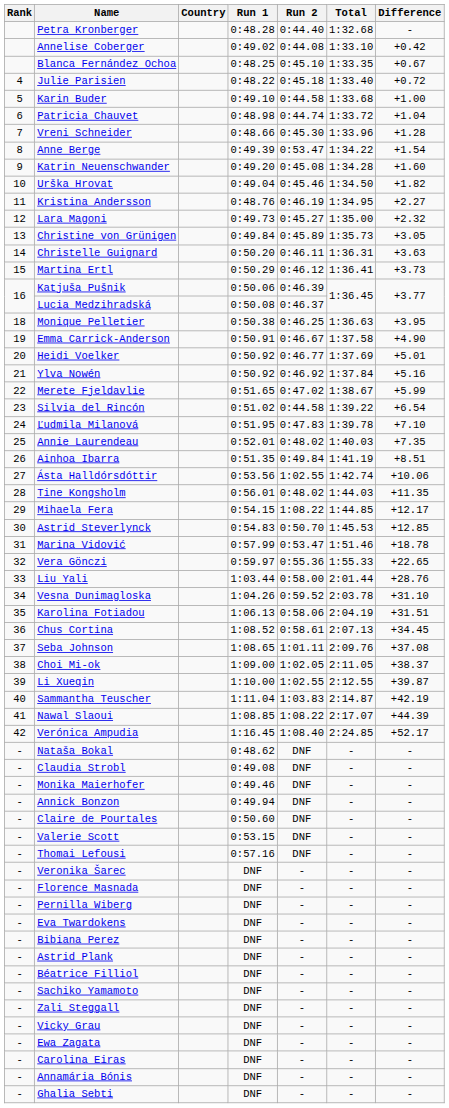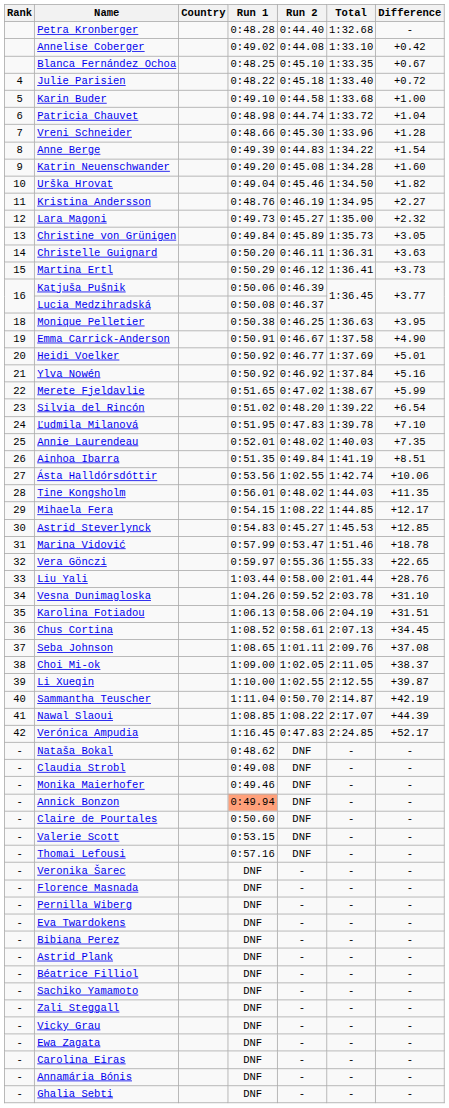(302, 150) 0:53.47 -> (302, 150) 0:44.83
(302, 408) 0:44.58 -> (302, 408) 0:48.20
(302, 528) 0:50.70 -> (302, 528) 0:45.27
(302, 699) 1:03.83 -> (302, 699) 0:50.70
(302, 734) 1:08.40 -> (302, 734) 0:47.83
(253, 802) no background -> (253, 802) lightsalmon background
